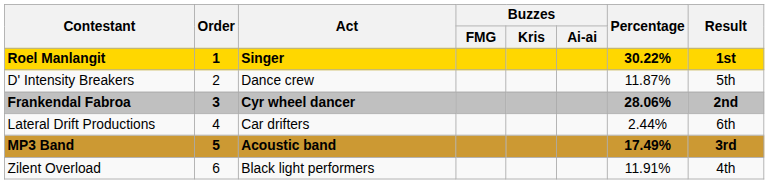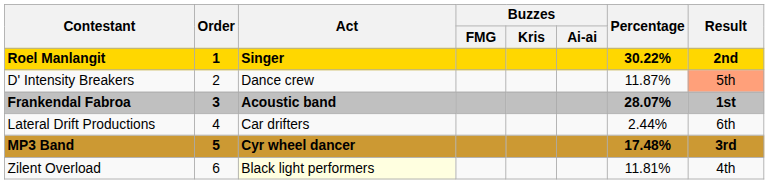(726, 59) 1st -> (726, 59) 2nd
(726, 80) no background -> (726, 80) lightsalmon background
(298, 102) Cyr wheel dancer -> (289, 102) Acoustic band
(648, 102) 28.06% -> (648, 102) 28.07%
(726, 102) 2nd -> (726, 102) 1st
(289, 146) Acoustic band -> (298, 146) Cyr wheel dancer
(648, 146) 17.49% -> (648, 146) 17.48%
(308, 168) no background -> (308, 168) lightyellow background
(648, 168) 11.91% -> (648, 168) 11.81%
